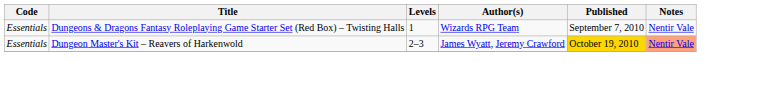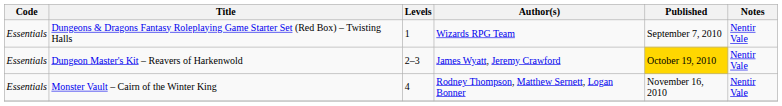(671, 43) lightsalmon background -> (743, 60) no background
+ row: (134, 87)
